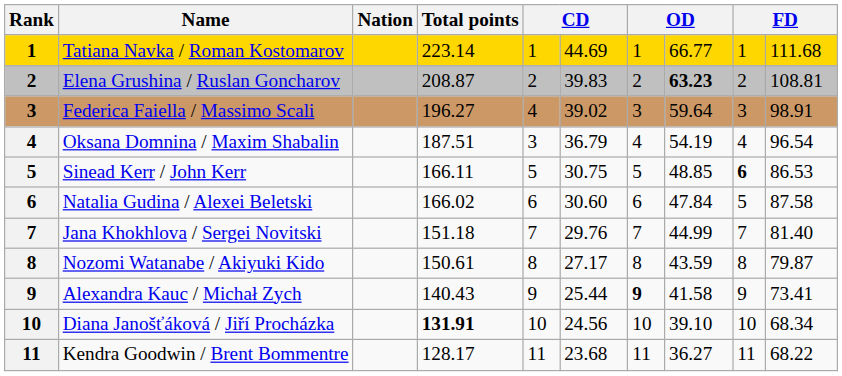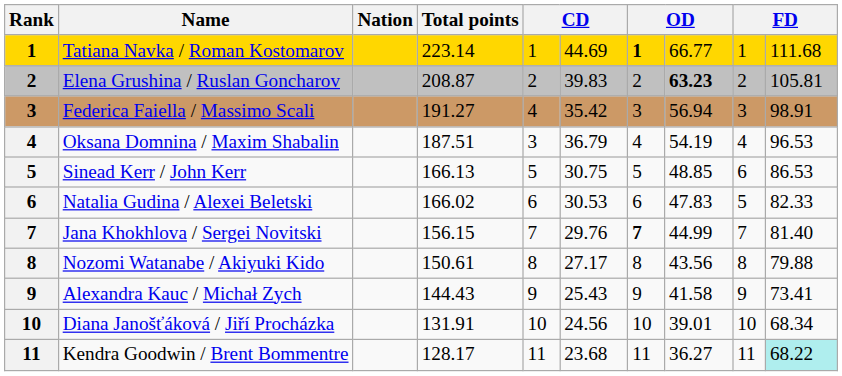(637, 50) normal -> (637, 50) bold
(796, 80) 108.81 -> (796, 80) 105.81
(448, 111) 196.27 -> (448, 111) 191.27
(586, 111) 39.02 -> (586, 111) 35.42
(691, 111) 59.64 -> (691, 111) 56.94
(792, 141) 96.54 -> (792, 141) 96.53
(448, 171) 166.11 -> (448, 171) 166.13
(742, 171) bold -> (742, 171) normal
(586, 202) 30.60 -> (586, 202) 30.53
(691, 202) 47.84 -> (691, 202) 47.83
(792, 202) 87.58 -> (792, 202) 82.33
(448, 232) 151.18 -> (448, 232) 156.15
(637, 232) normal -> (637, 232) bold
(691, 263) 43.59 -> (691, 263) 43.56
(792, 263) 79.87 -> (792, 263) 79.88
(448, 293) 140.43 -> (448, 293) 144.43
(586, 293) 25.44 -> (586, 293) 25.43
(637, 293) bold -> (637, 293) normal
(448, 324) bold -> (448, 324) normal
(691, 324) 39.10 -> (691, 324) 39.01
(792, 354) no background -> (792, 354) paleturquoise background
